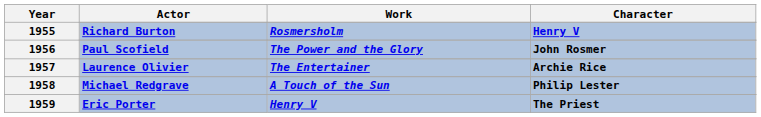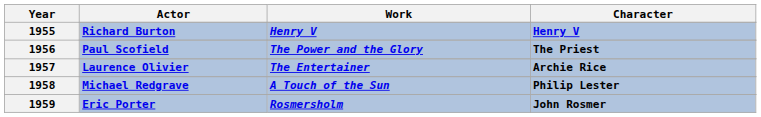(307, 31) Rosmersholm -> (293, 31) Henry V
(569, 49) John Rosmer -> (566, 49) The Priest
(293, 103) Henry V -> (307, 103) Rosmersholm
(566, 103) The Priest -> (569, 103) John Rosmer
